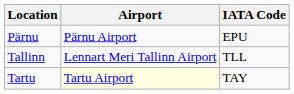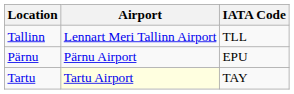rows swapped: (23, 36) <-> (26, 57)
